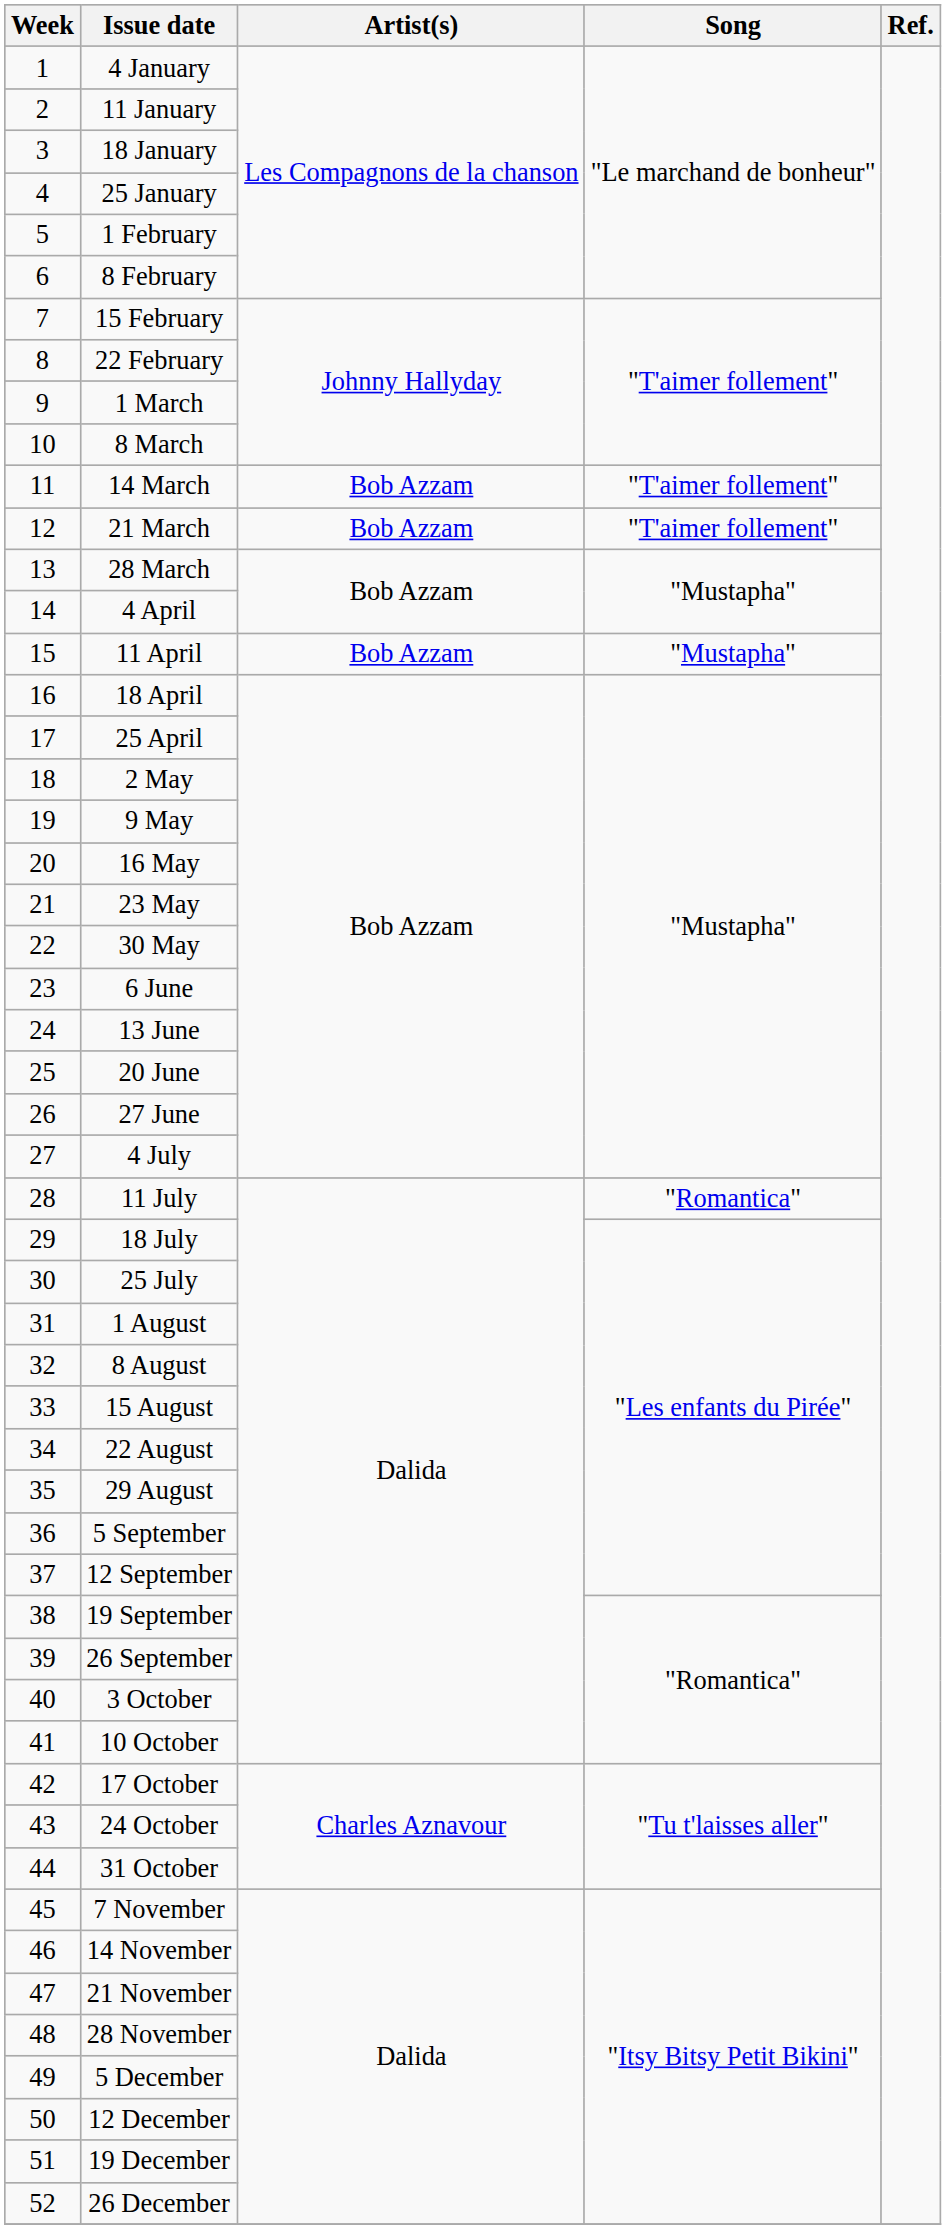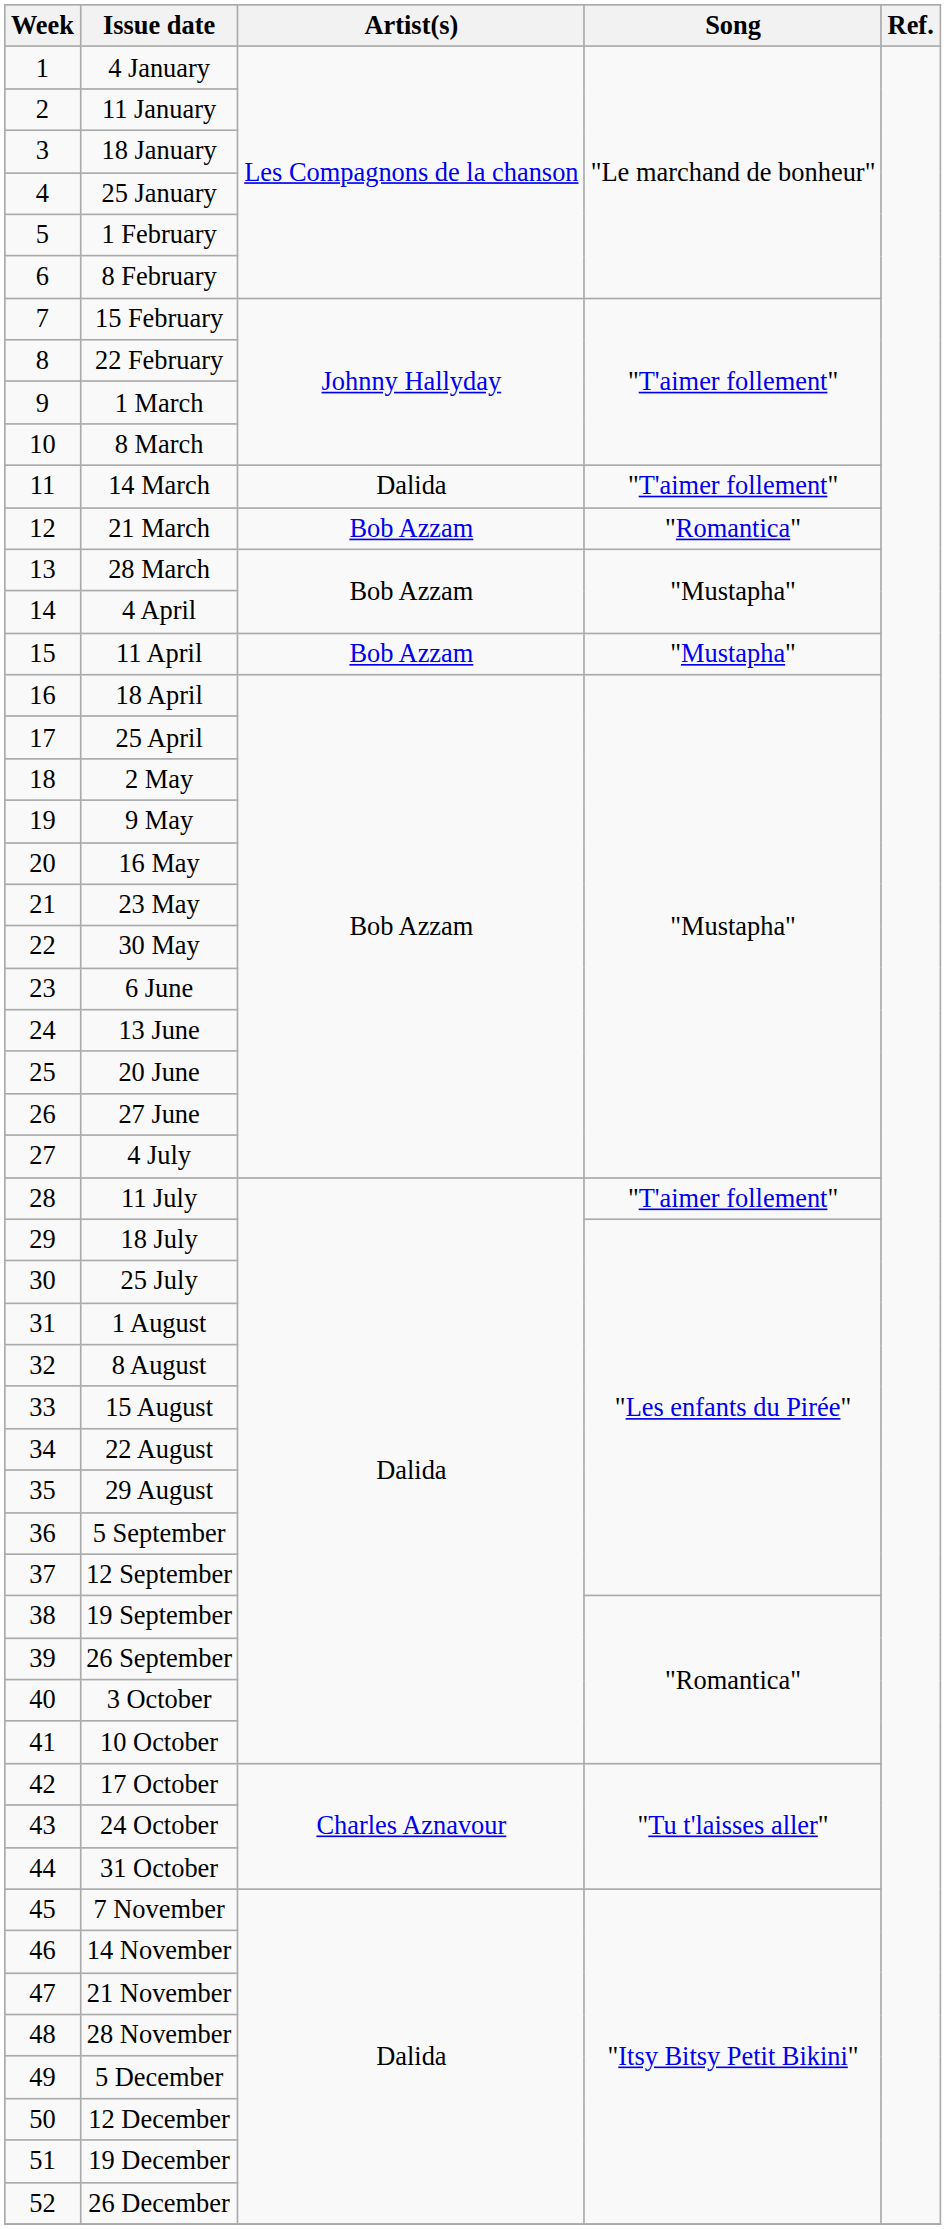(411, 485) Bob Azzam -> (411, 485) Dalida
(733, 527) "T'aimer follement" -> (733, 527) "Romantica"
(733, 1197) "Romantica" -> (733, 1197) "T'aimer follement"
